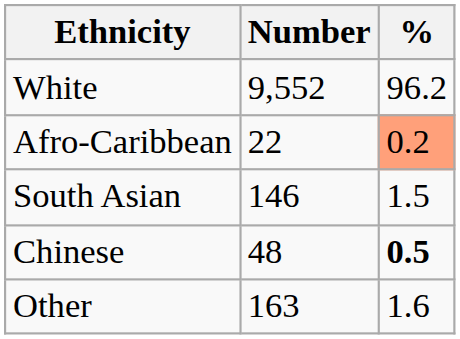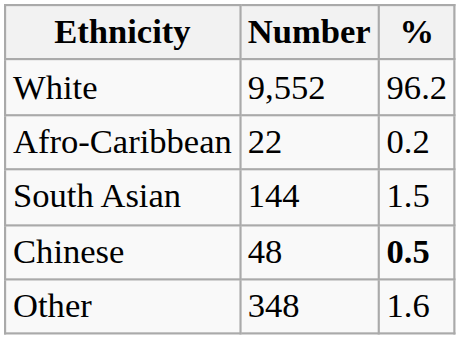(408, 141) lightsalmon background -> (408, 141) no background
(274, 196) 146 -> (274, 196) 144
(274, 305) 163 -> (274, 305) 348
